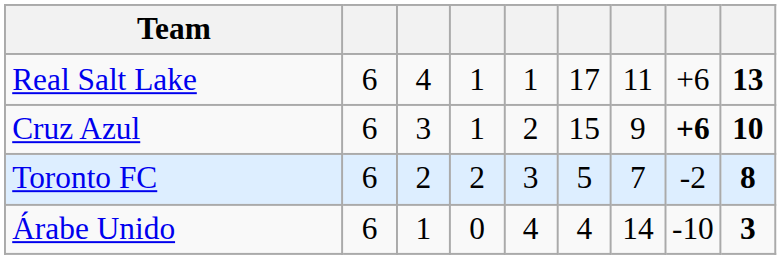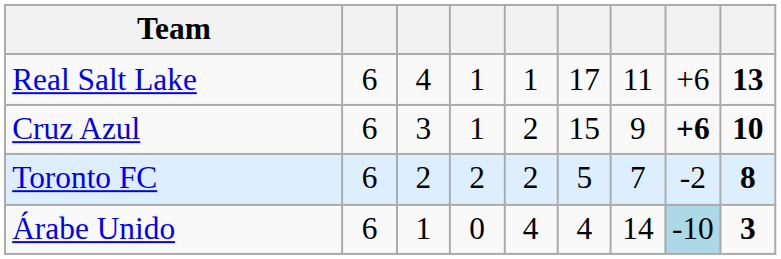(531, 178) 3 -> (531, 178) 2
(693, 228) no background -> (693, 228) lightblue background
